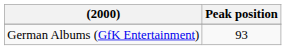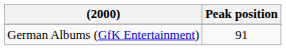(241, 34) 93 -> (241, 34) 91
